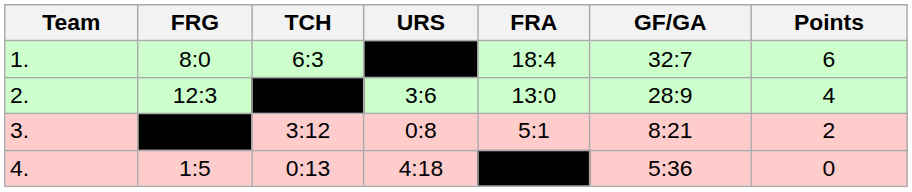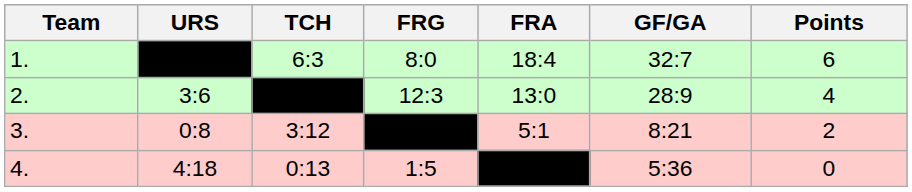columns swapped: (421, 22) <-> (195, 22)
